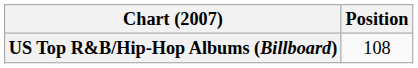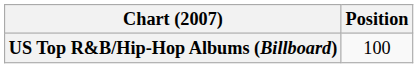(377, 47) 108 -> (377, 47) 100
